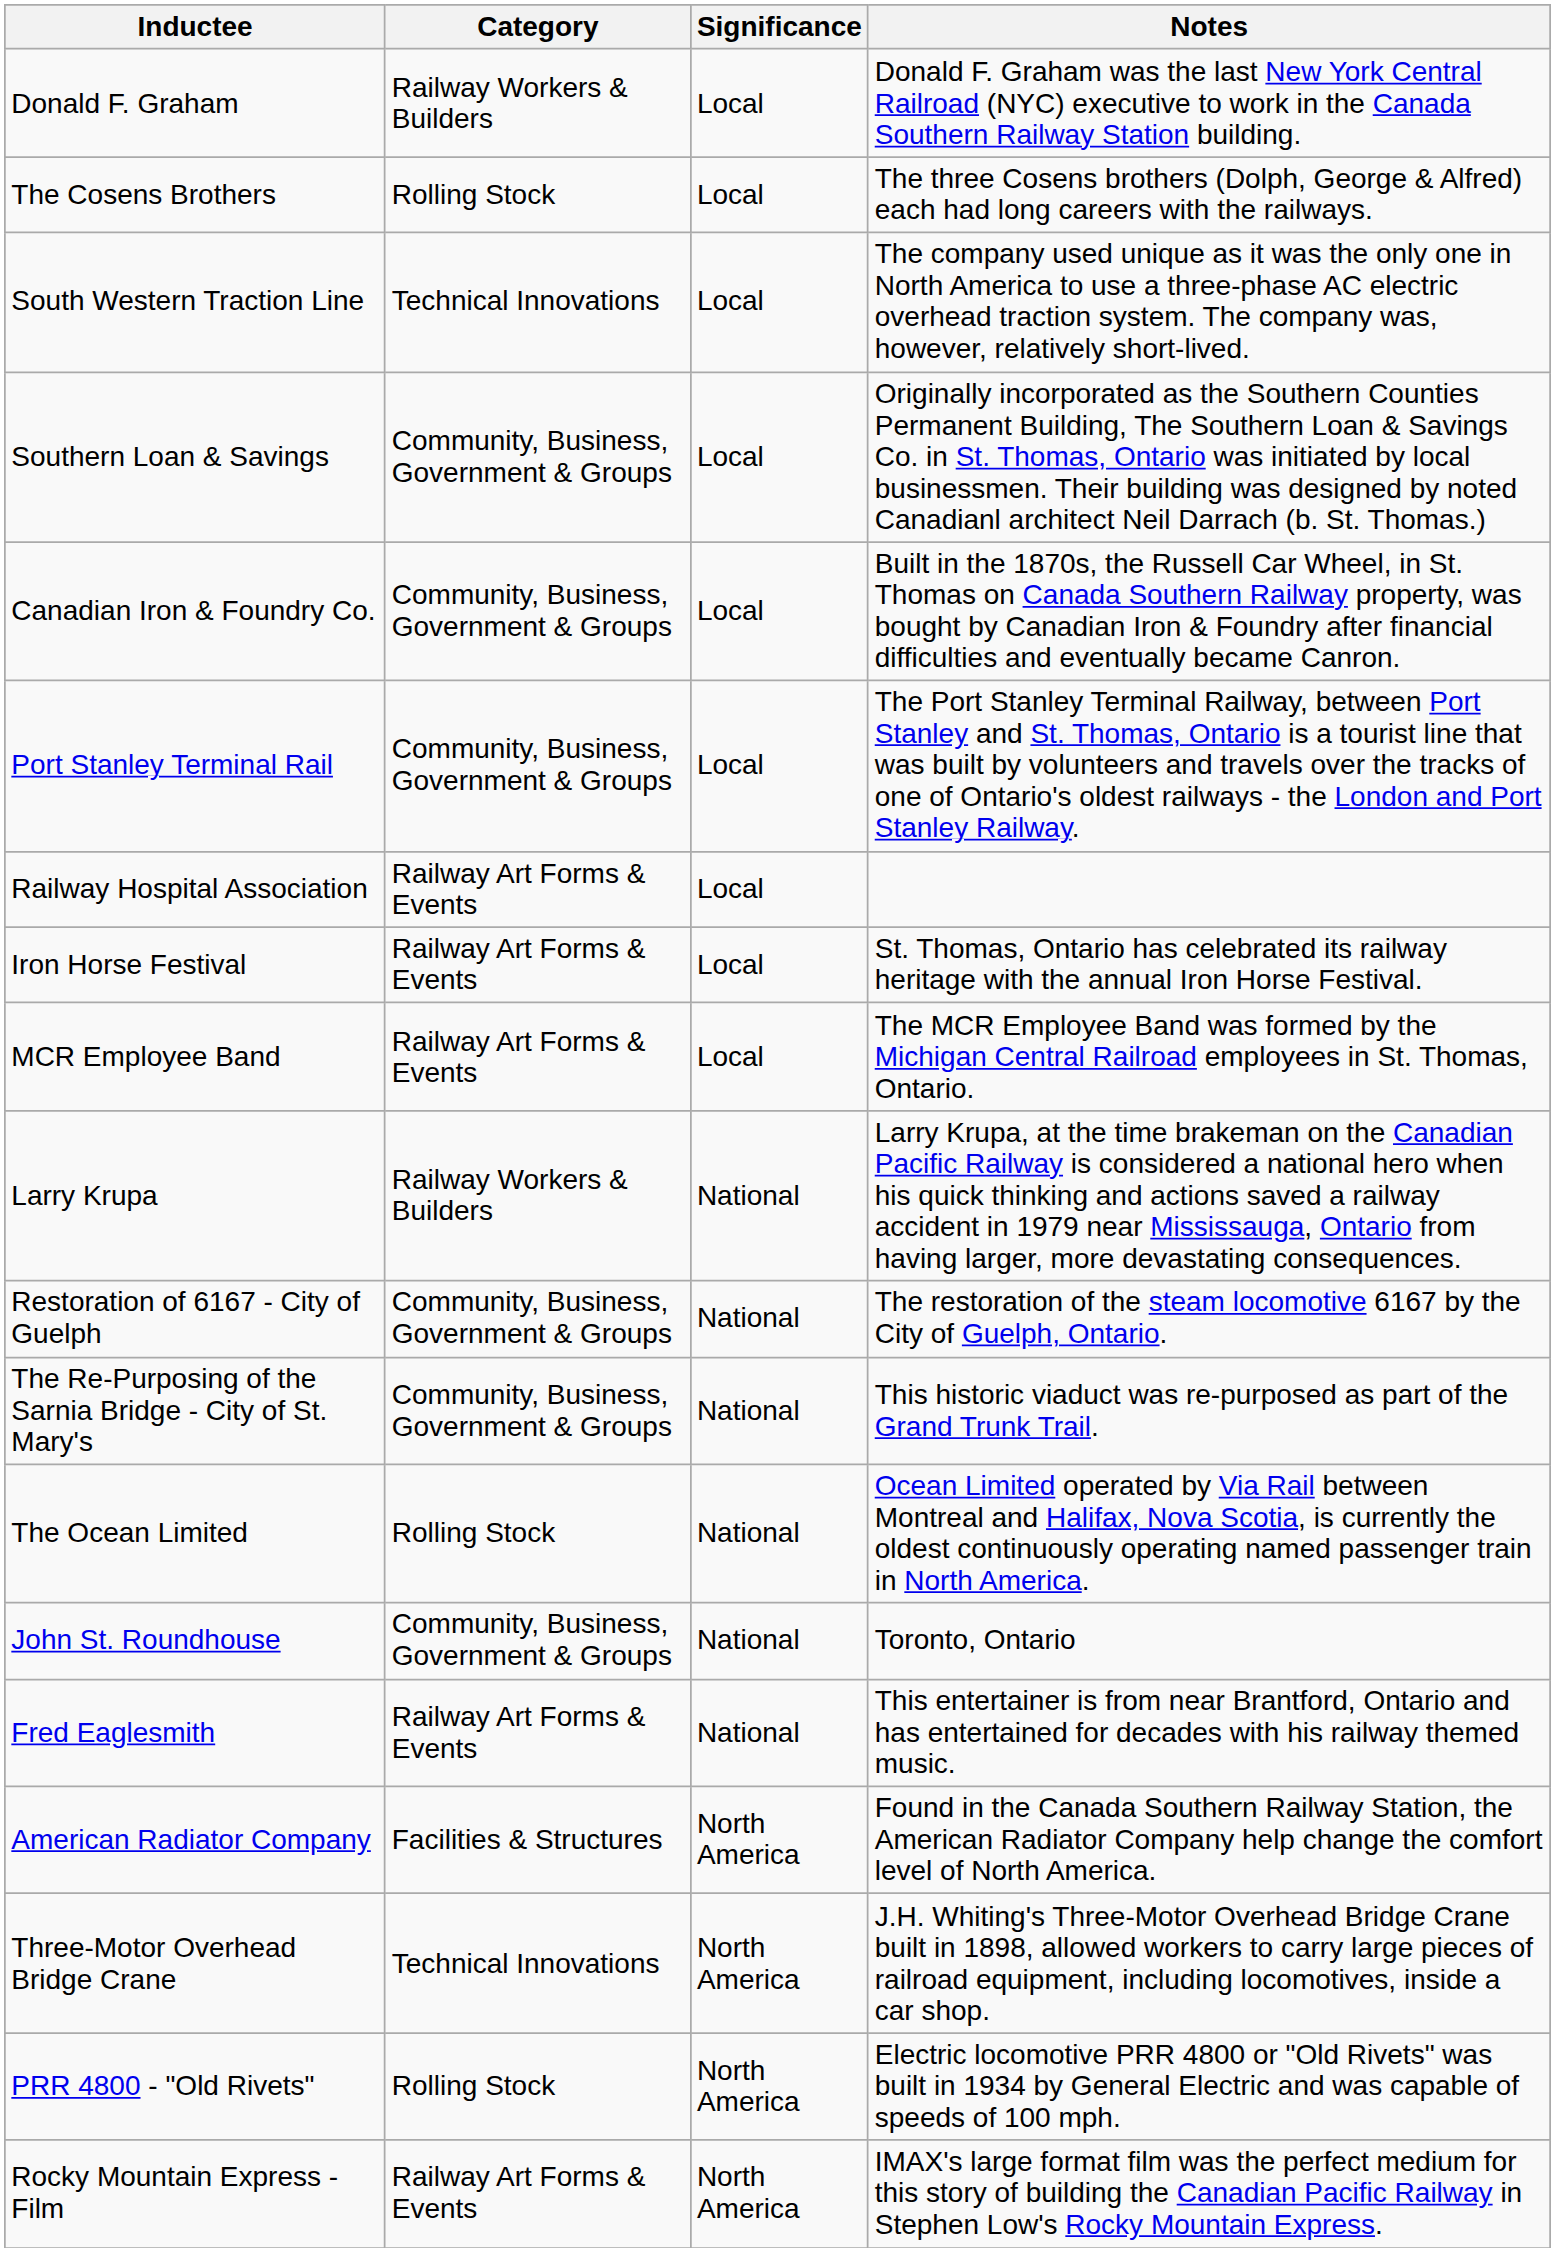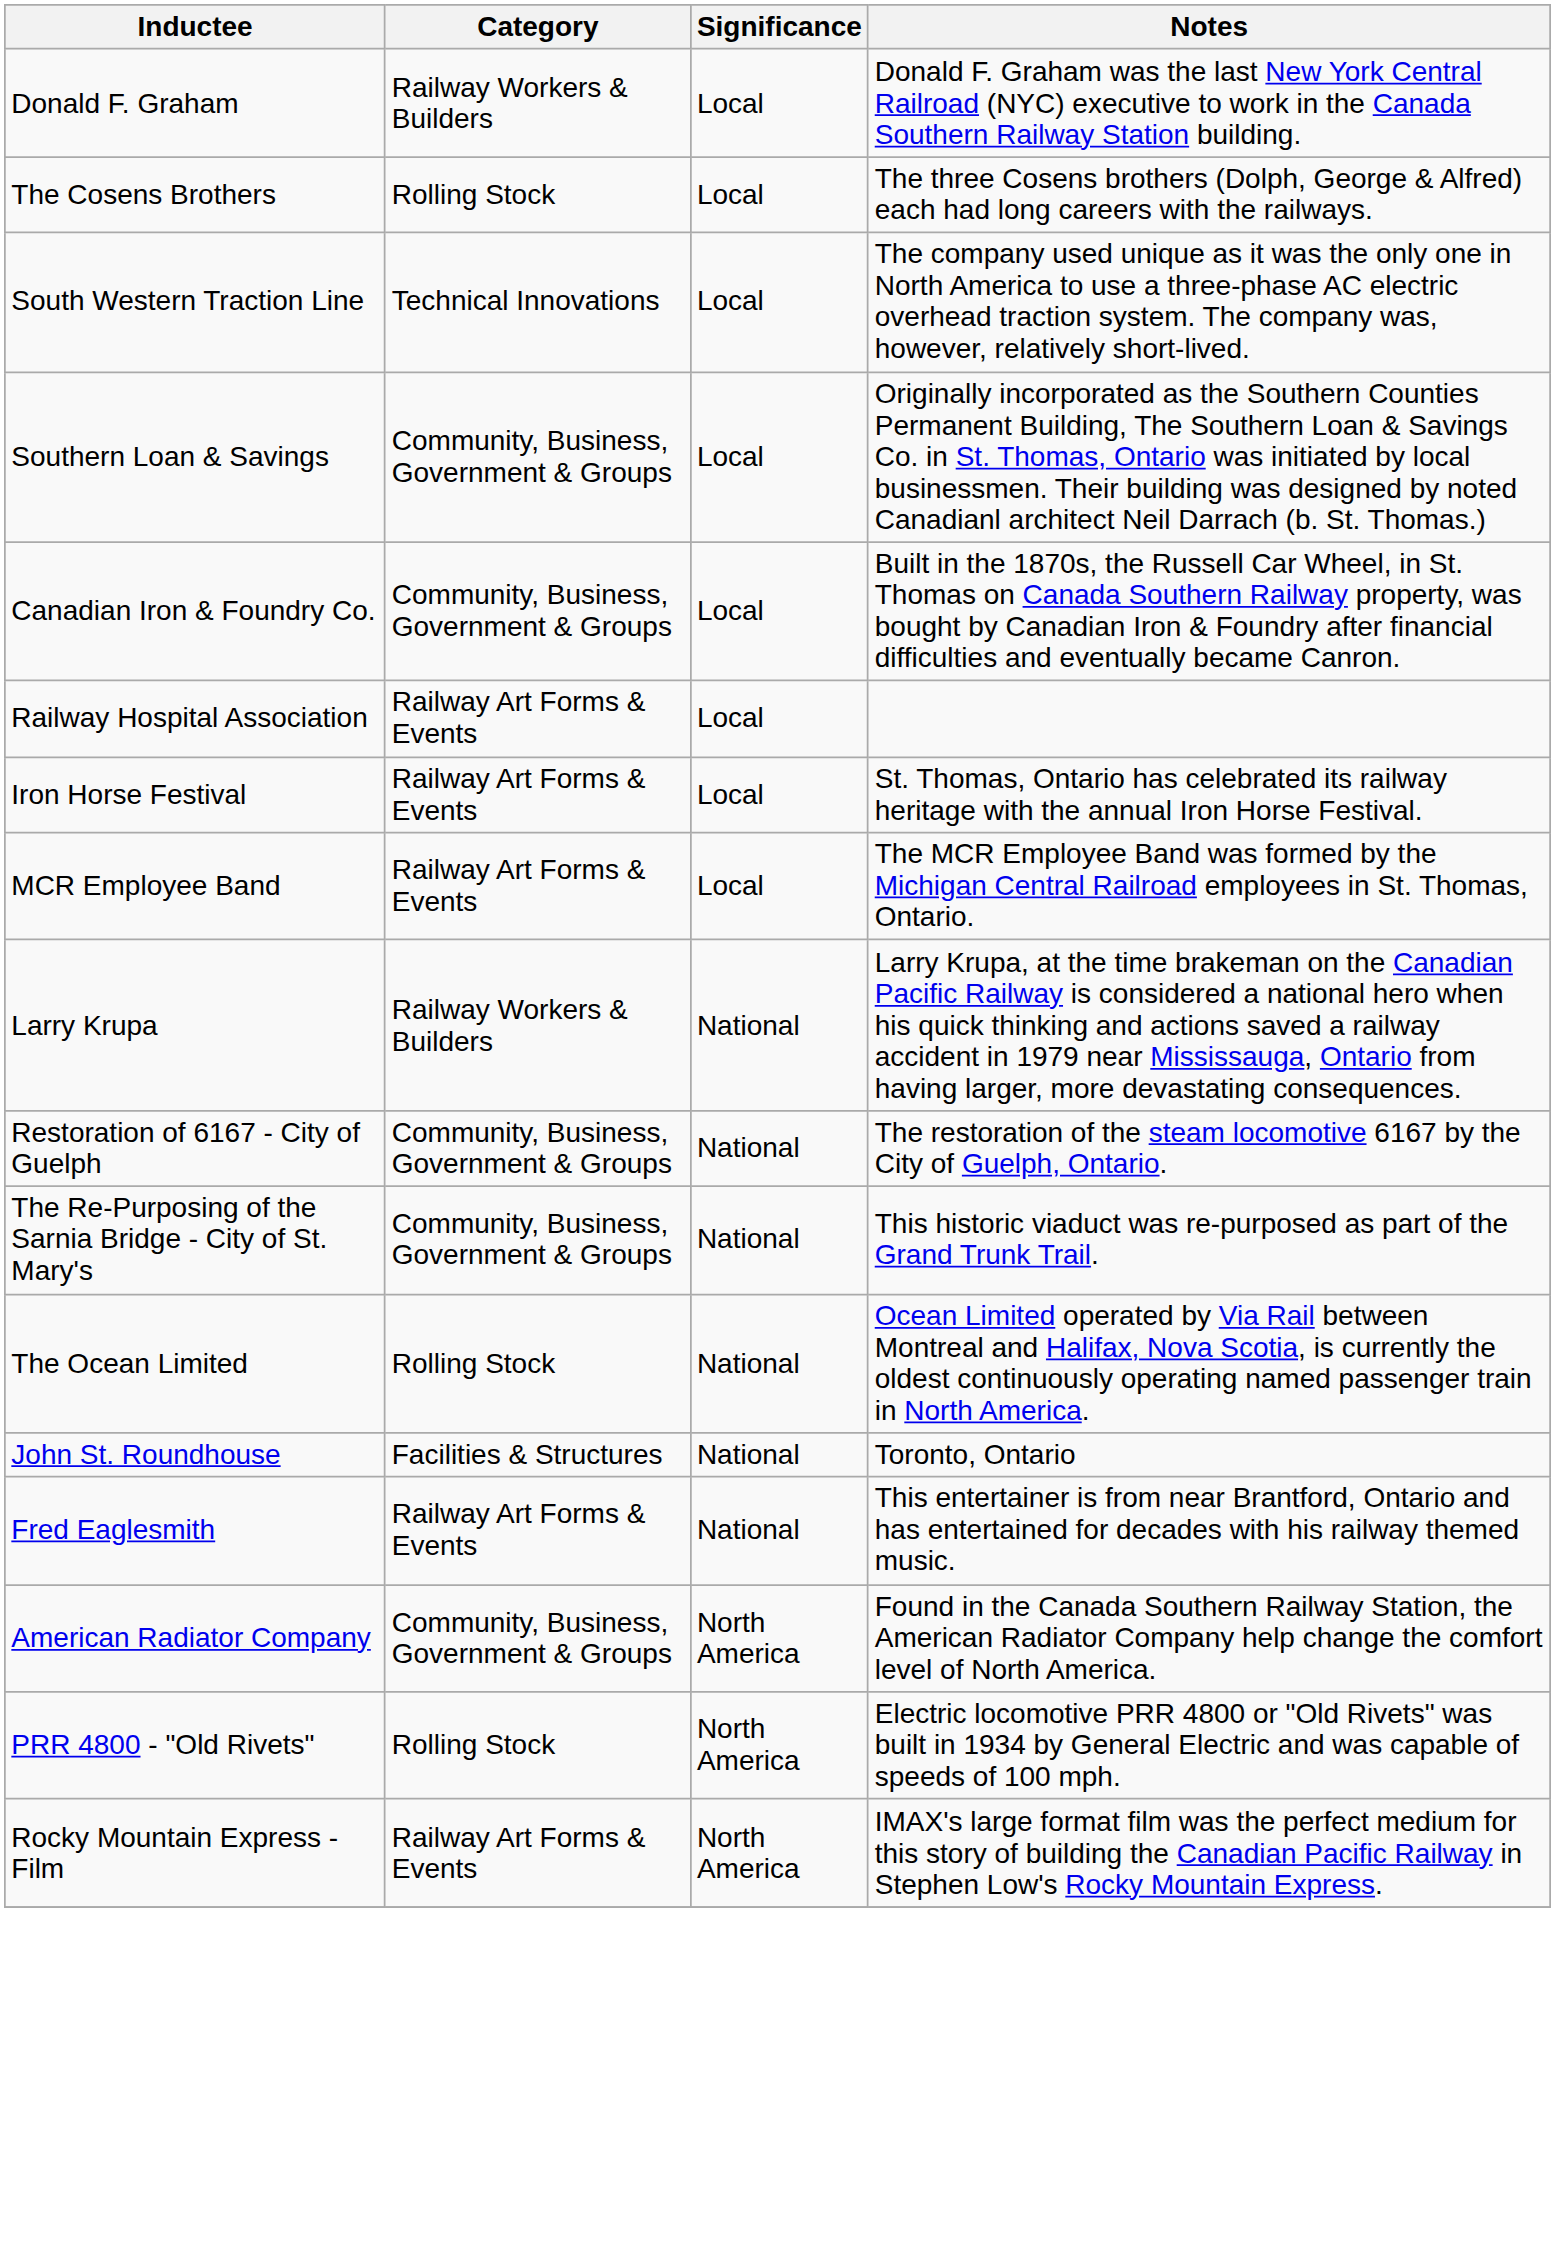- row: (172, 765)
(532, 1640) Community, Business, Government & Groups -> (527, 1454) Facilities & Structures
(527, 1839) Facilities & Structures -> (532, 1637) Community, Business, Government & Groups
- row: (154, 1962)
